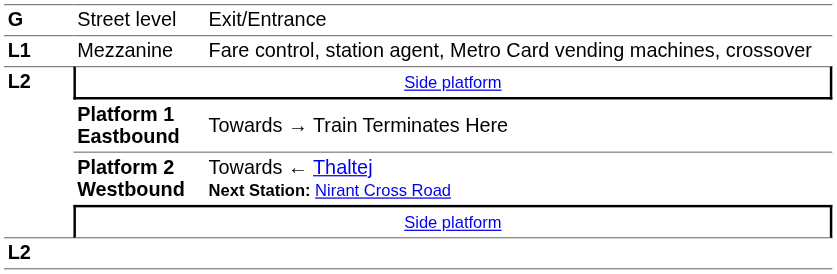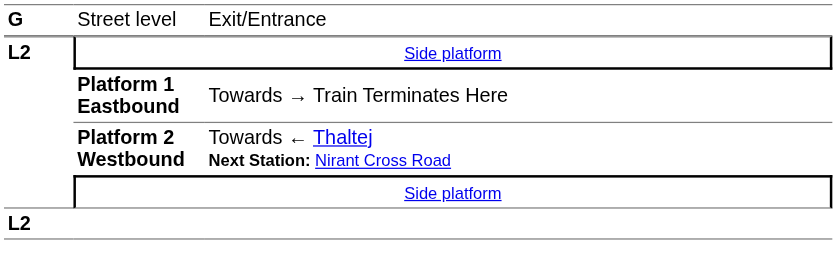- row: (125, 50)
